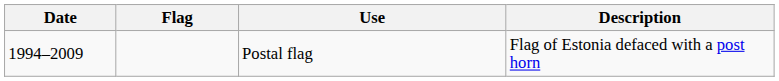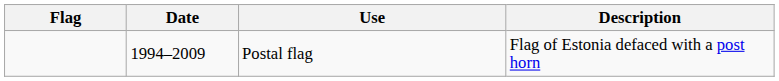columns swapped: (177, 17) <-> (60, 17)
